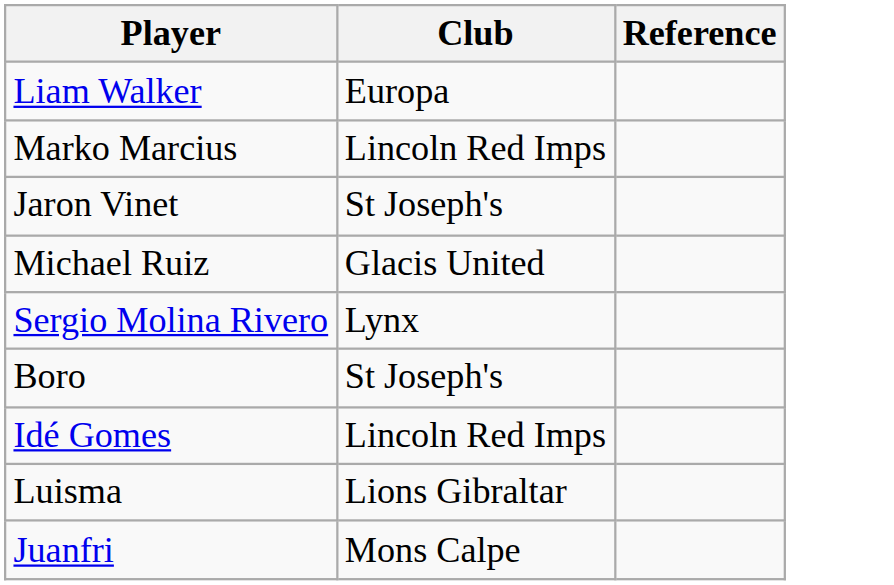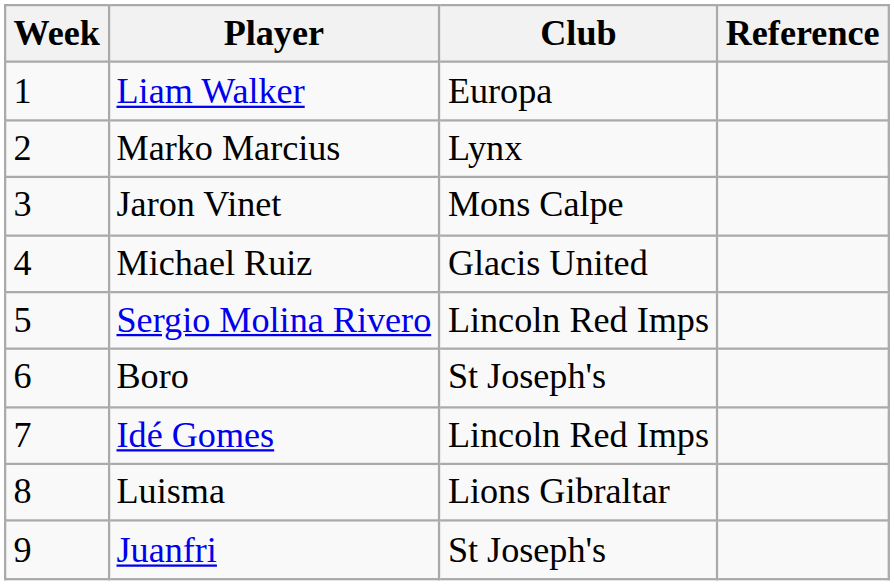+ column: (57, 33)
(475, 147) Lincoln Red Imps -> (485, 147) Lynx
(424, 205) St Joseph's -> (536, 205) Mons Calpe
(382, 319) Lynx -> (578, 319) Lincoln Red Imps
(433, 549) Mons Calpe -> (527, 549) St Joseph's
